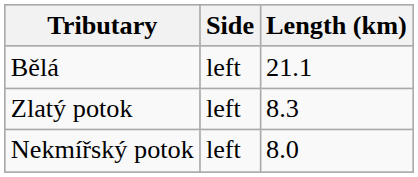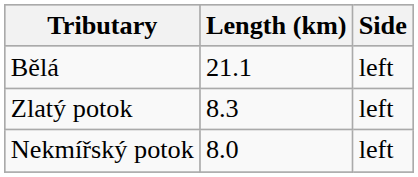columns swapped: (336, 25) <-> (230, 25)
